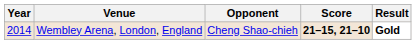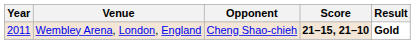(19, 31) 2014 -> (19, 31) 2011
